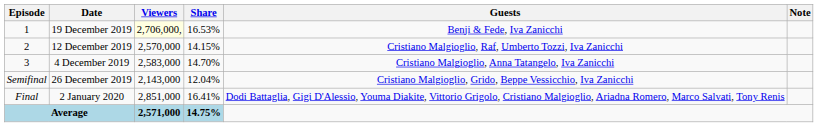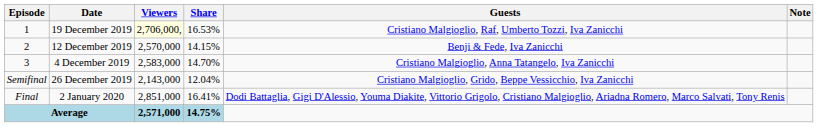(505, 29) Benji & Fede, Iva Zanicchi -> (505, 29) Cristiano Malgioglio, Raf, Umberto Tozzi, Iva Zanicchi
(505, 46) Cristiano Malgioglio, Raf, Umberto Tozzi, Iva Zanicchi -> (505, 46) Benji & Fede, Iva Zanicchi
